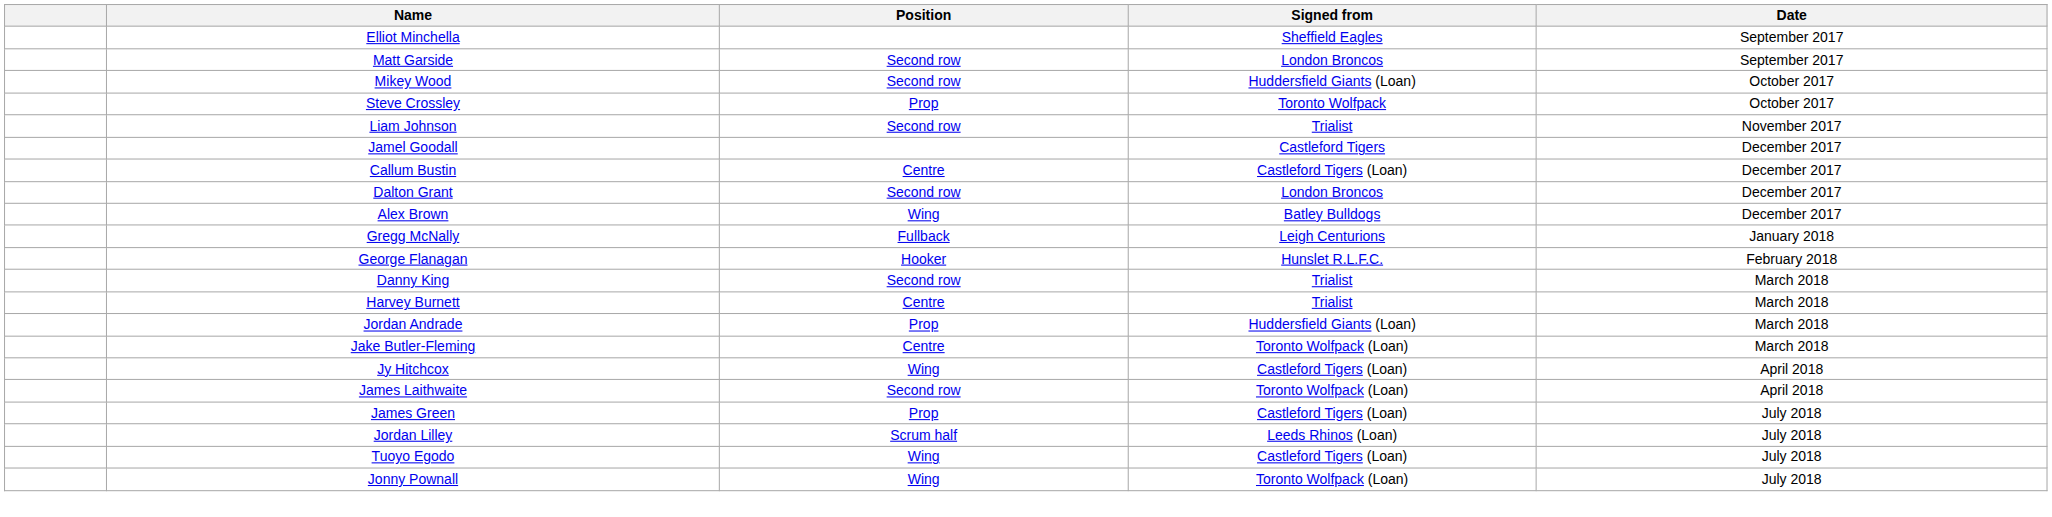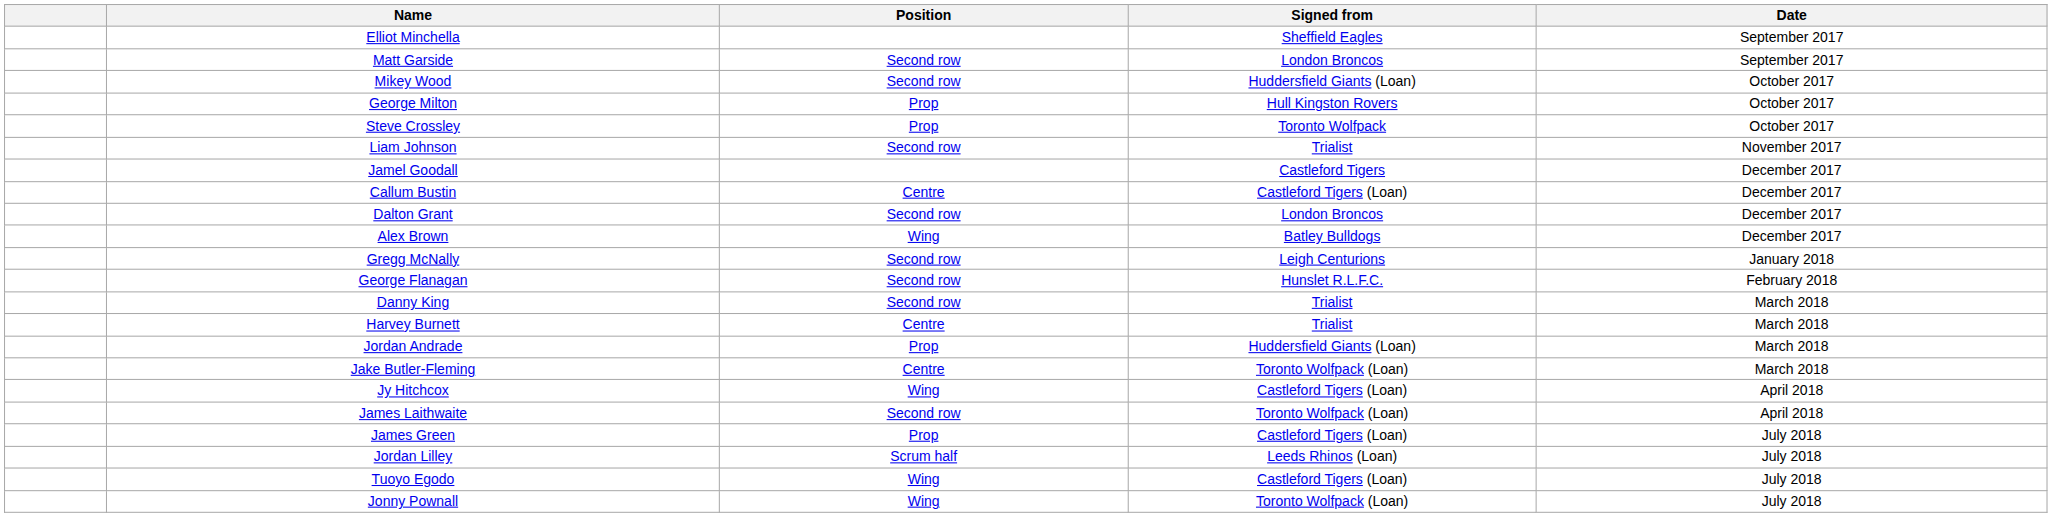+ row: (413, 103)
(924, 236) Fullback -> (924, 258) Second row
(924, 258) Hooker -> (924, 280) Second row
